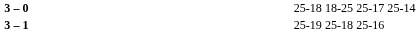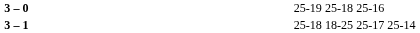(355, 8) 25-18 18-25 25-17 25-14 -> (339, 8) 25-19 25-18 25-16
(339, 25) 25-19 25-18 25-16 -> (355, 25) 25-18 18-25 25-17 25-14
